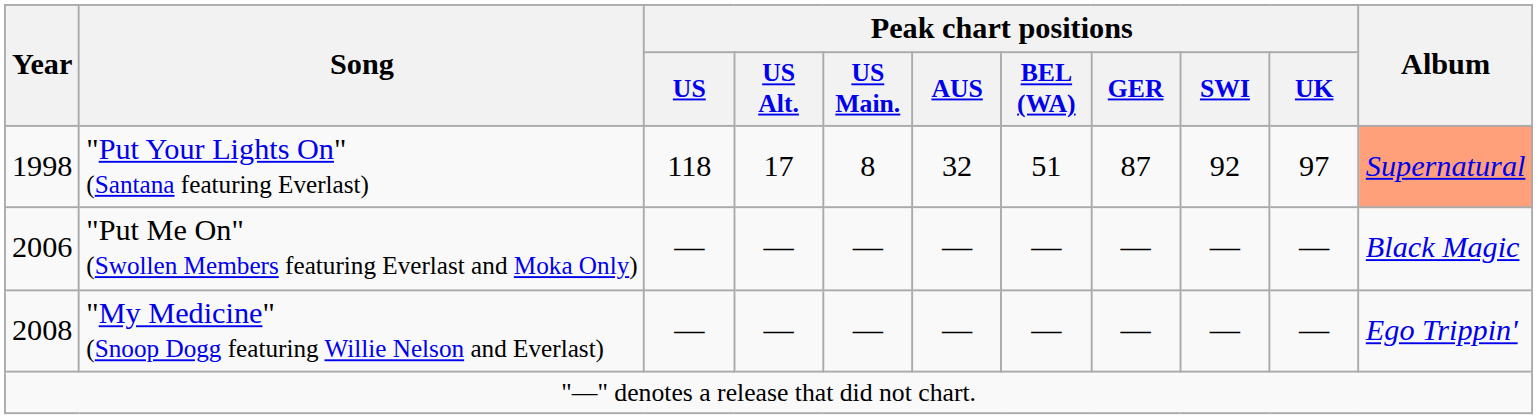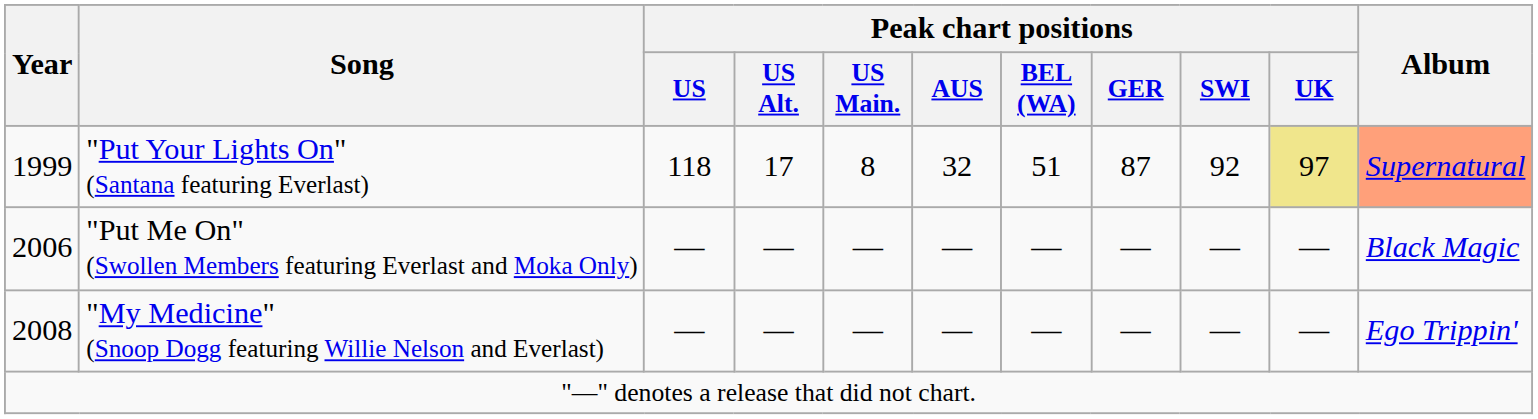(42, 166) 1998 -> (42, 166) 1999
(1314, 166) no background -> (1314, 166) khaki background
